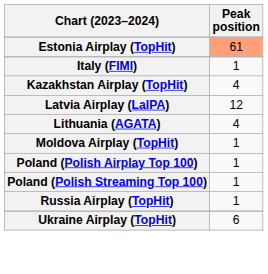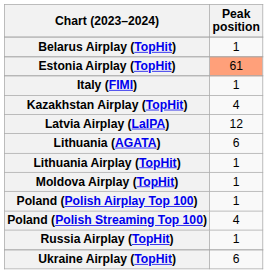+ row: (107, 47)
(236, 124) 4 -> (236, 143) 6
+ row: (107, 162)
(236, 182) 1 -> (236, 220) 4
